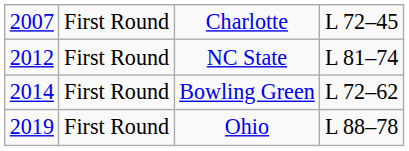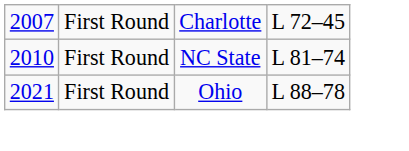(32, 57) 2012 -> (32, 57) 2010
- row: (247, 92)
(32, 127) 2019 -> (32, 92) 2021
